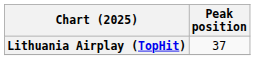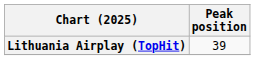(219, 46) 37 -> (219, 46) 39
